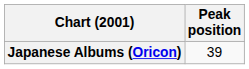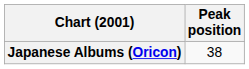(215, 52) 39 -> (215, 52) 38
